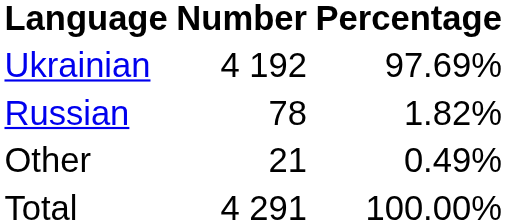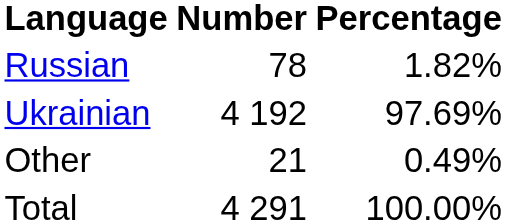rows swapped: (77, 65) <-> (67, 113)
